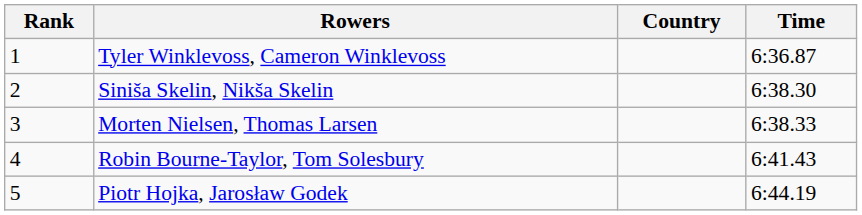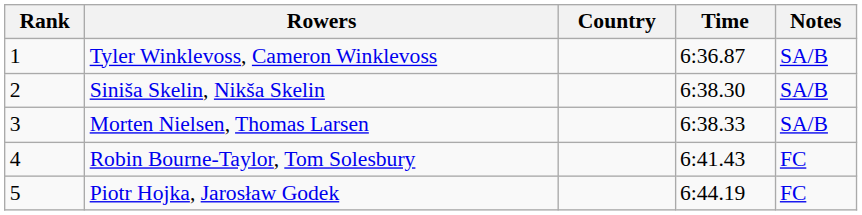+ column: (816, 21)
